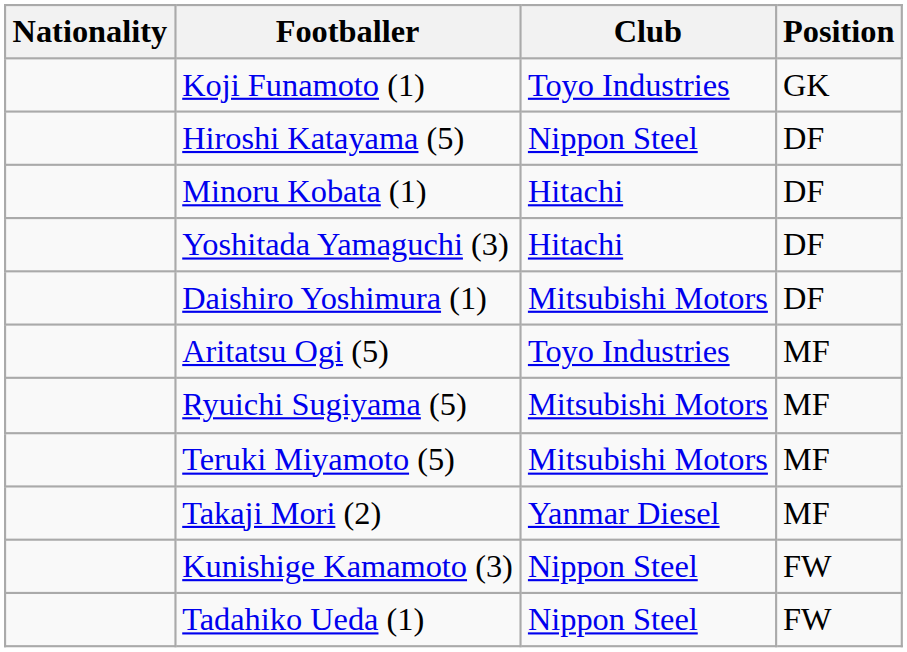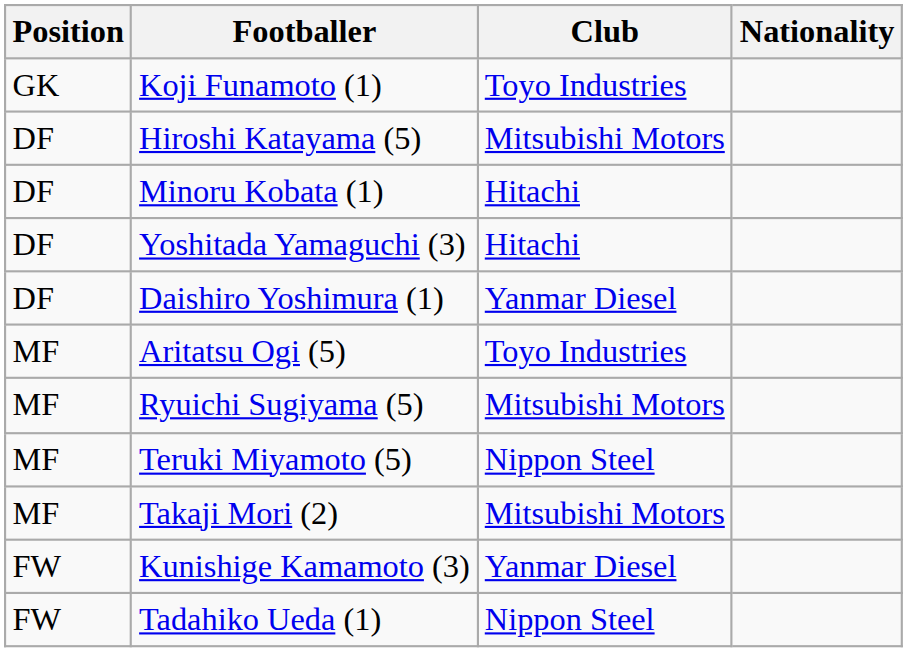columns swapped: (839, 31) <-> (90, 31)
(613, 138) Nippon Steel -> (605, 138) Mitsubishi Motors
(648, 298) Mitsubishi Motors -> (581, 298) Yanmar Diesel
(648, 458) Mitsubishi Motors -> (570, 458) Nippon Steel
(624, 511) Yanmar Diesel -> (605, 511) Mitsubishi Motors
(613, 565) Nippon Steel -> (581, 565) Yanmar Diesel
